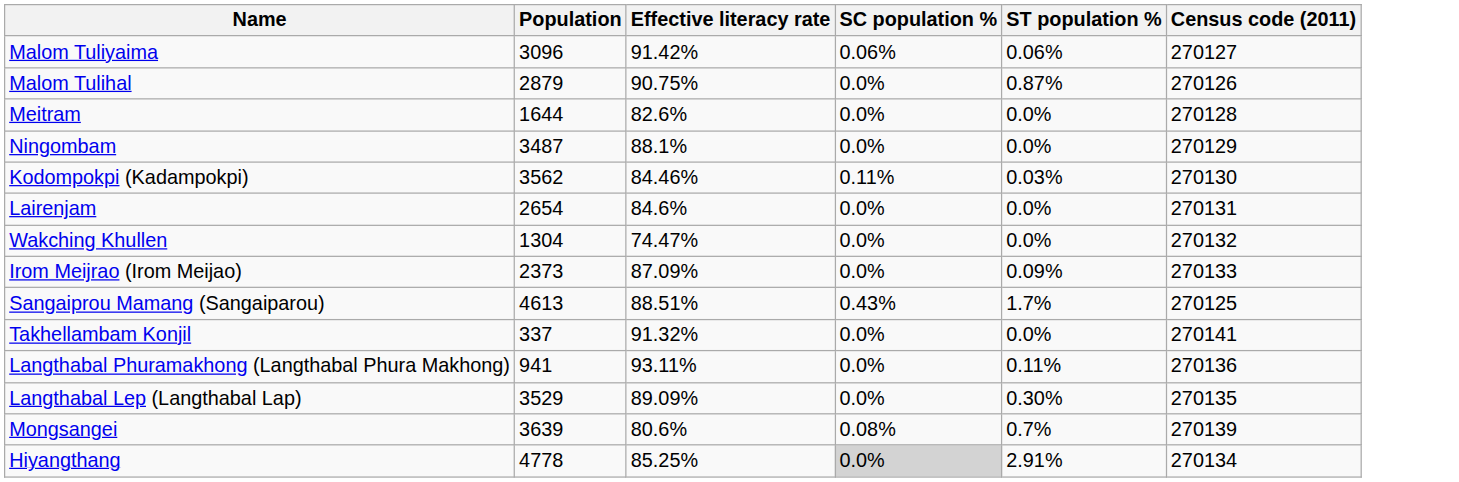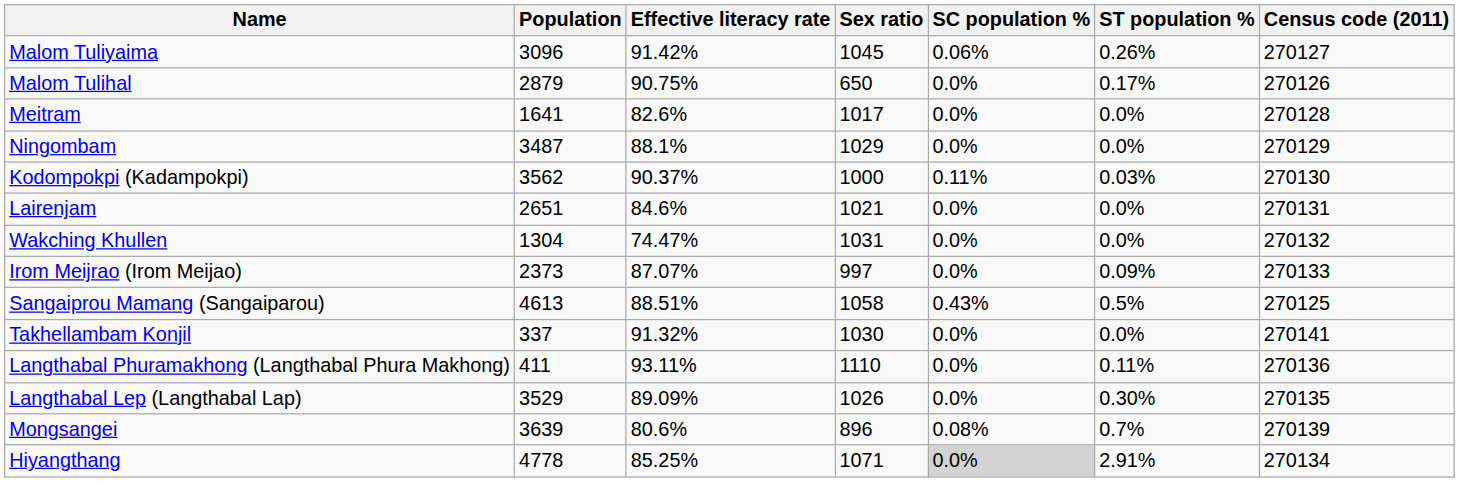+ column: (881, 20)
(1034, 51) 0.06% -> (1127, 51) 0.26%
(1034, 83) 0.87% -> (1127, 83) 0.17%
(541, 114) 1644 -> (541, 114) 1641
(664, 177) 84.46% -> (664, 177) 90.37%
(541, 209) 2654 -> (541, 209) 2651
(664, 271) 87.09% -> (664, 271) 87.07%
(1029, 303) 1.7% -> (1122, 303) 0.5%
(536, 366) 941 -> (535, 366) 411
